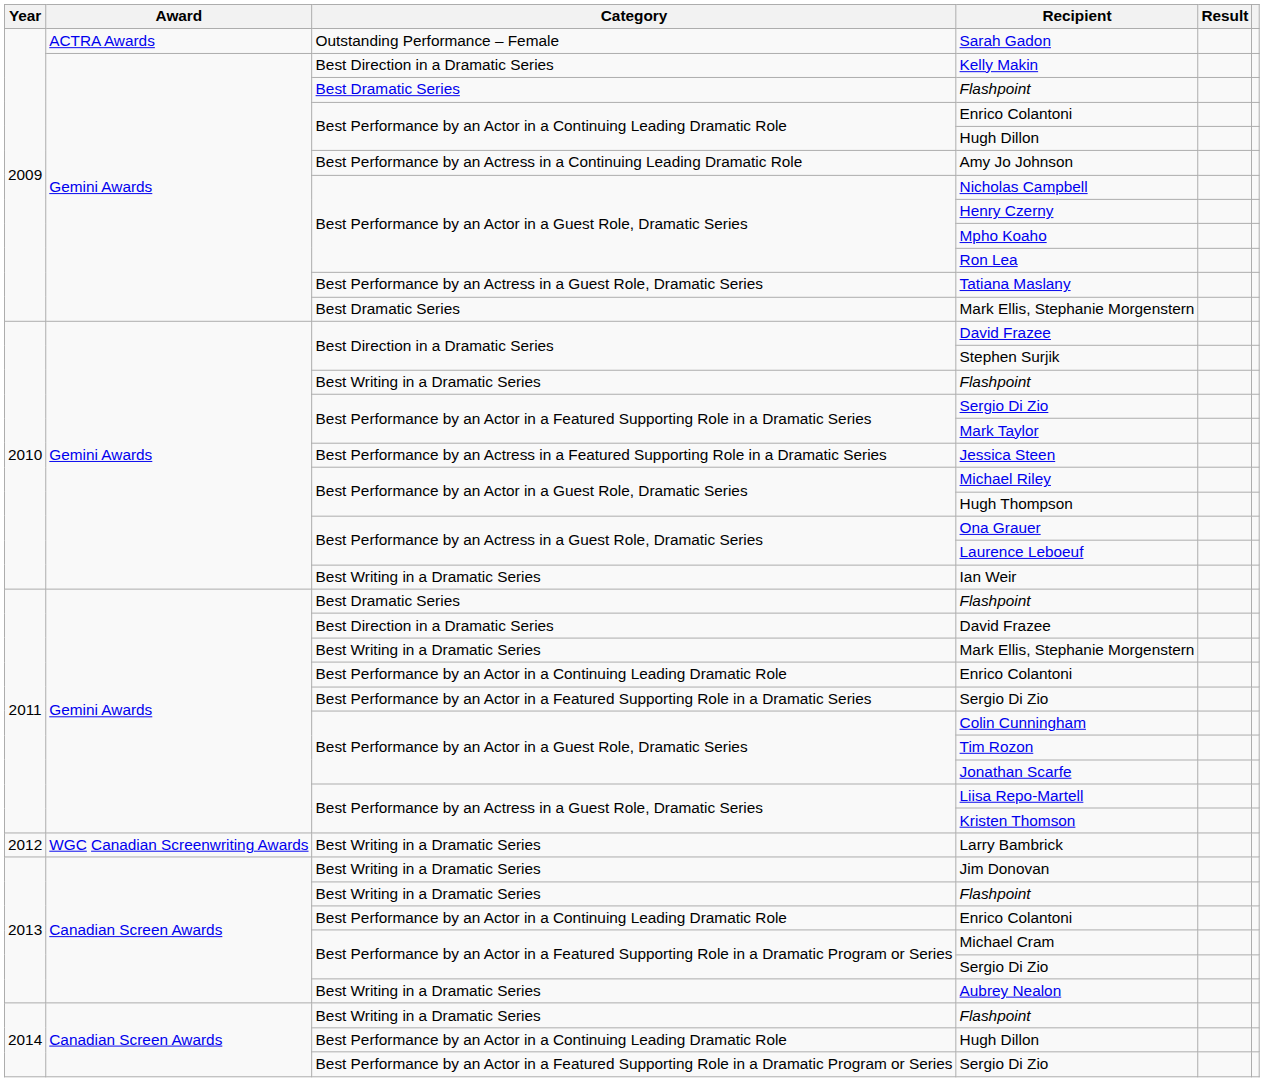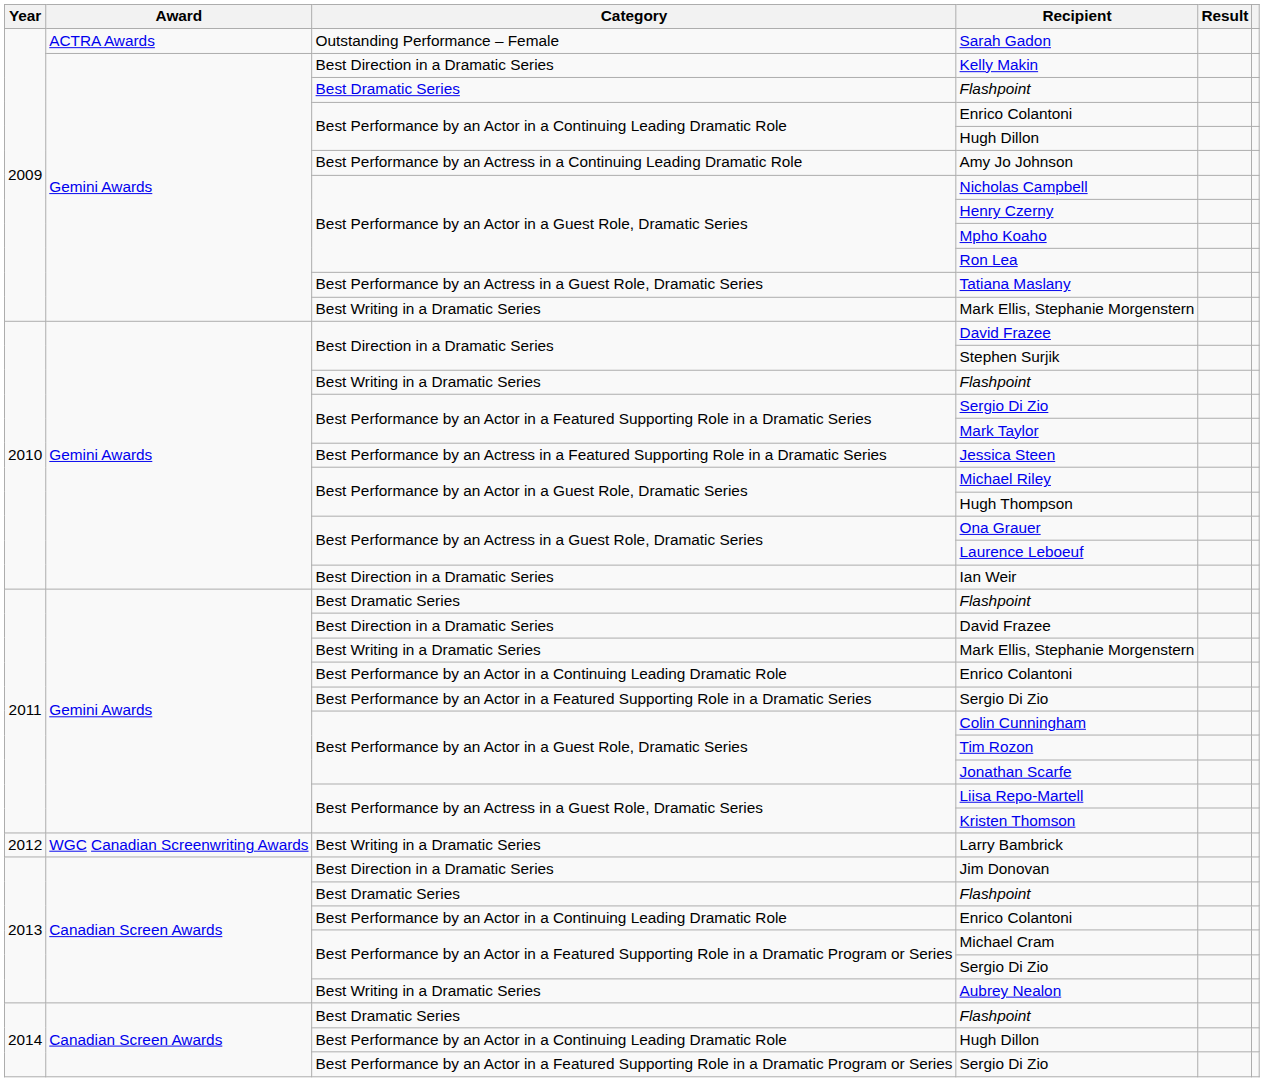(388, 308) Best Dramatic Series -> (428, 308) Best Writing in a Dramatic Series
(428, 576) Best Writing in a Dramatic Series -> (435, 576) Best Direction in a Dramatic Series
(428, 869) Best Writing in a Dramatic Series -> (435, 869) Best Direction in a Dramatic Series
(428, 893) Best Writing in a Dramatic Series -> (388, 893) Best Dramatic Series
(428, 1015) Best Writing in a Dramatic Series -> (388, 1015) Best Dramatic Series
